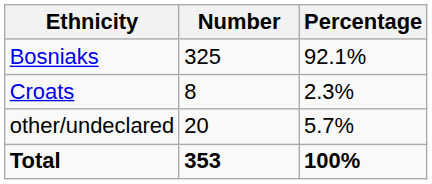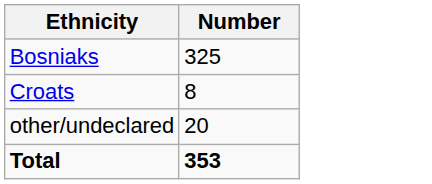- column: (363, 21)
